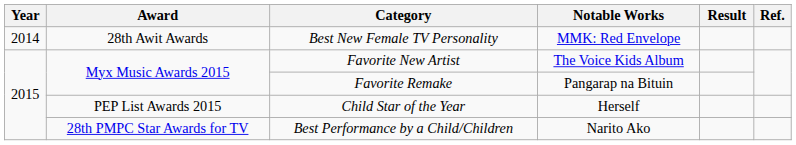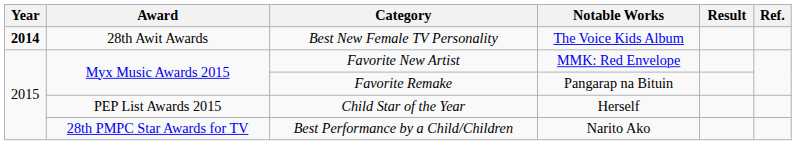(25, 38) normal -> (25, 38) bold
(619, 38) MMK: Red Envelope -> (619, 38) The Voice Kids Album
(619, 60) The Voice Kids Album -> (619, 60) MMK: Red Envelope
